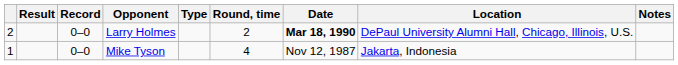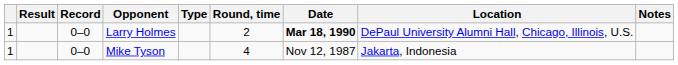(10, 32) 2 -> (10, 32) 1
